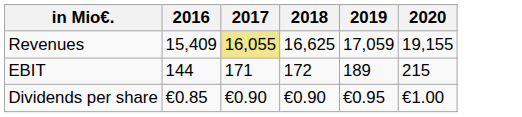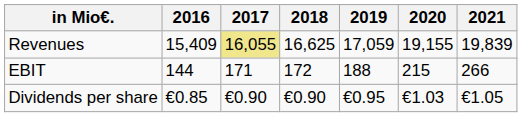+ column: (487, 17)
(357, 71) 189 -> (357, 71) 188
(423, 97) €1.00 -> (423, 97) €1.03
